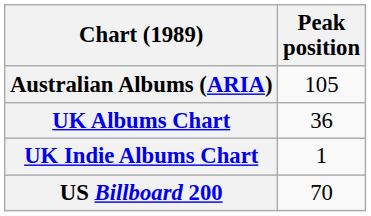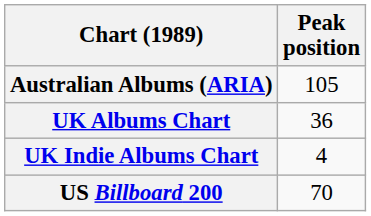(322, 156) 1 -> (322, 156) 4
